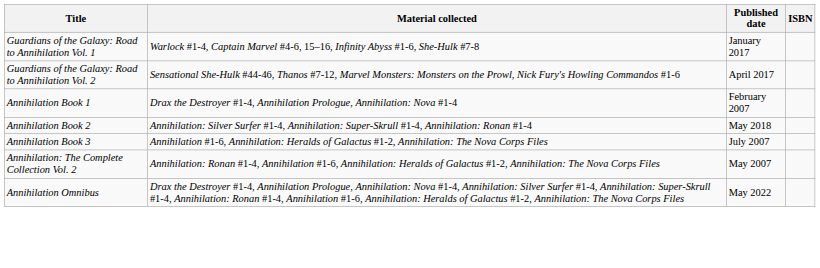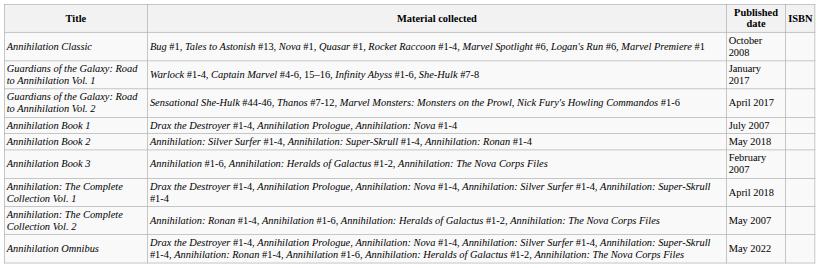+ row: (49, 46)
(747, 103) February 2007 -> (749, 125) July 2007
(749, 142) July 2007 -> (747, 164) February 2007
+ row: (65, 192)
